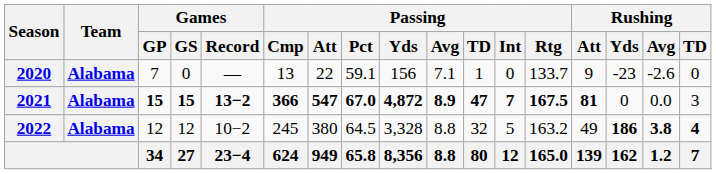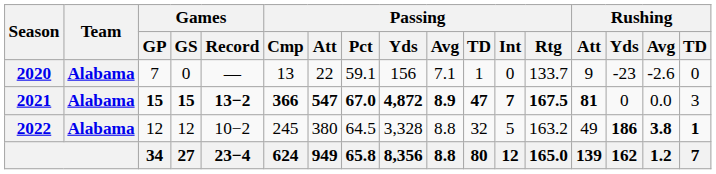(695, 127) 4 -> (695, 127) 1
